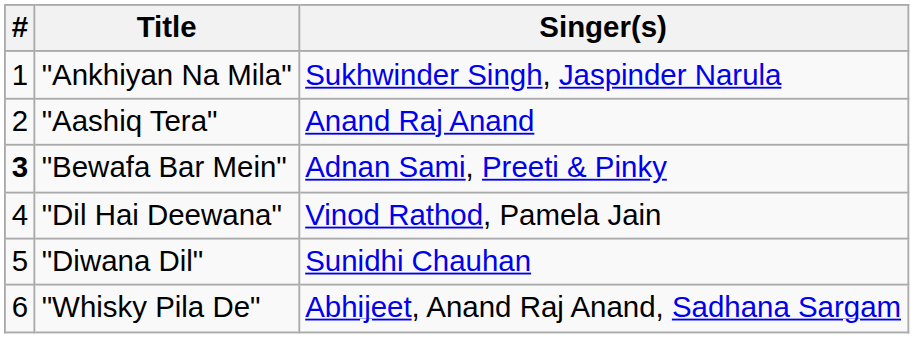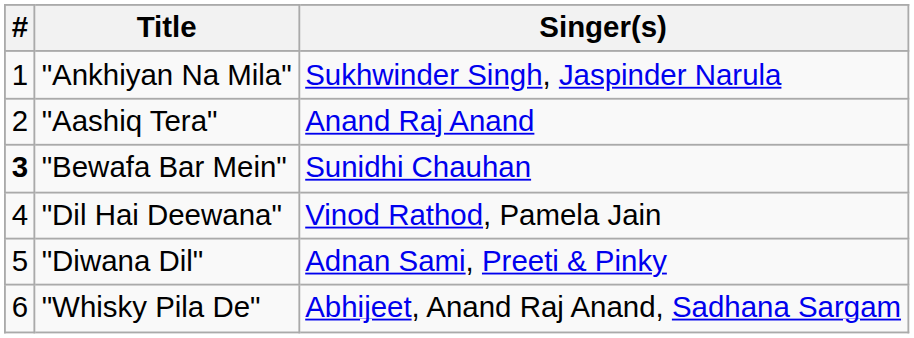(486, 167) Adnan Sami, Preeti & Pinky -> (418, 167) Sunidhi Chauhan
(418, 261) Sunidhi Chauhan -> (486, 261) Adnan Sami, Preeti & Pinky
